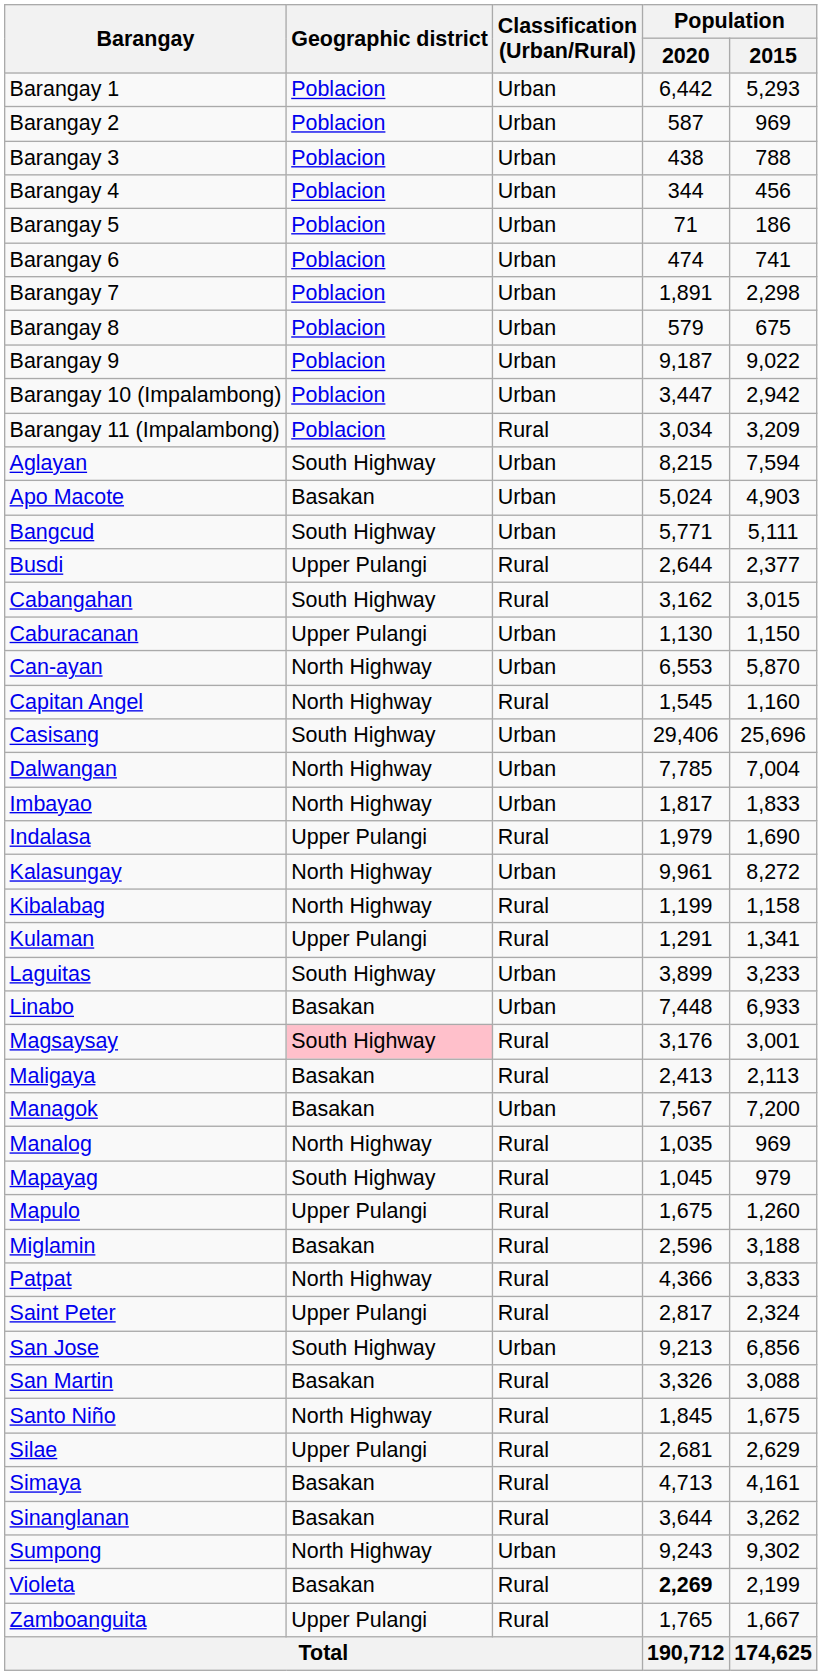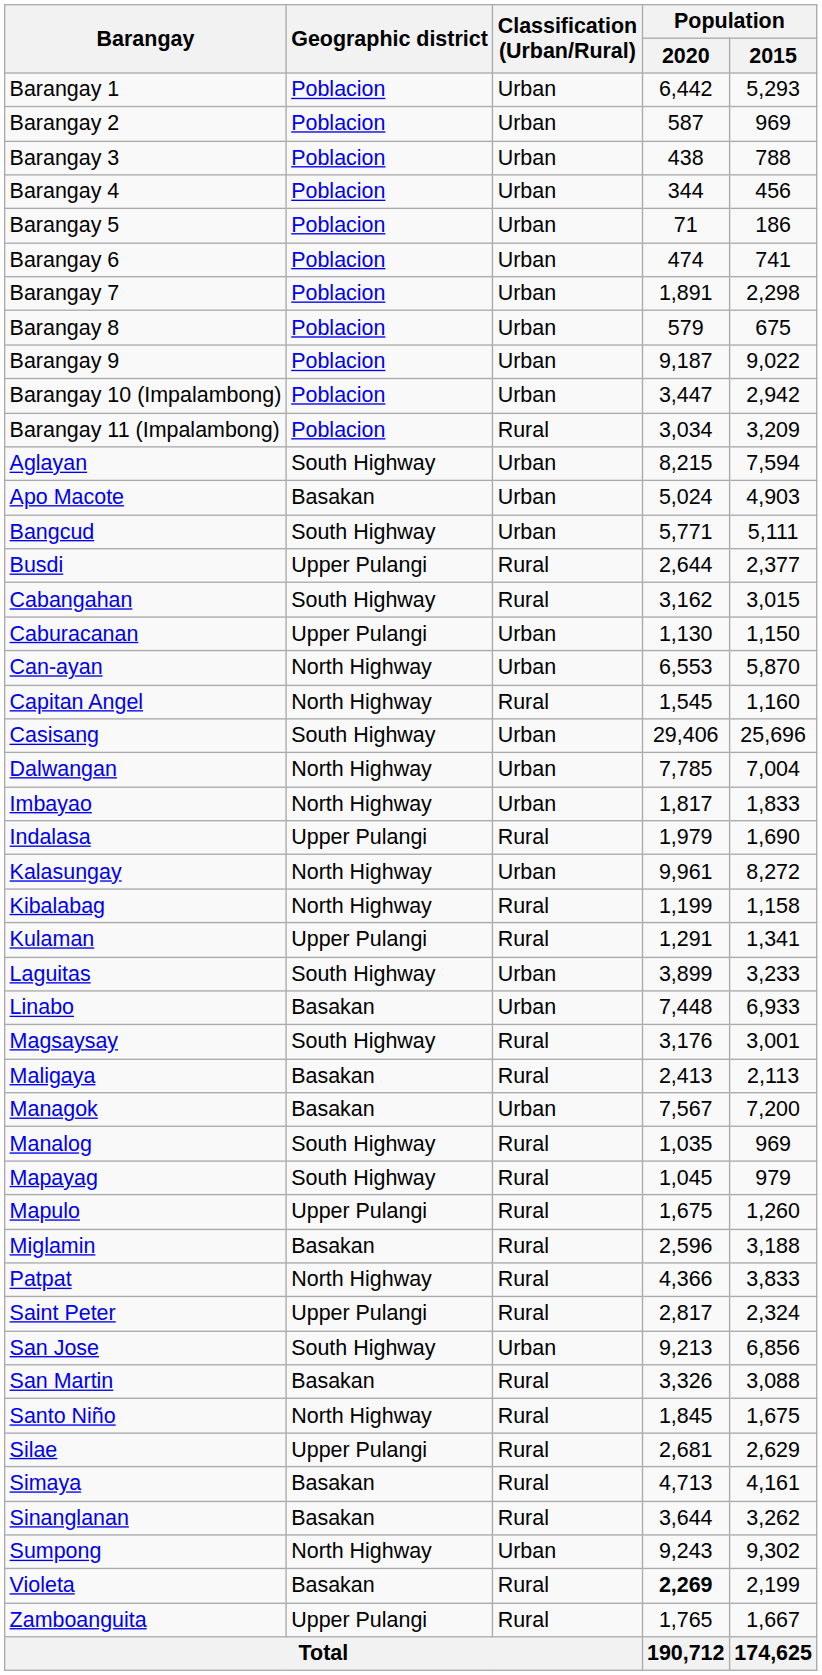(363, 1041) pink background -> (363, 1041) no background
(362, 1143) North Highway -> (363, 1143) South Highway
